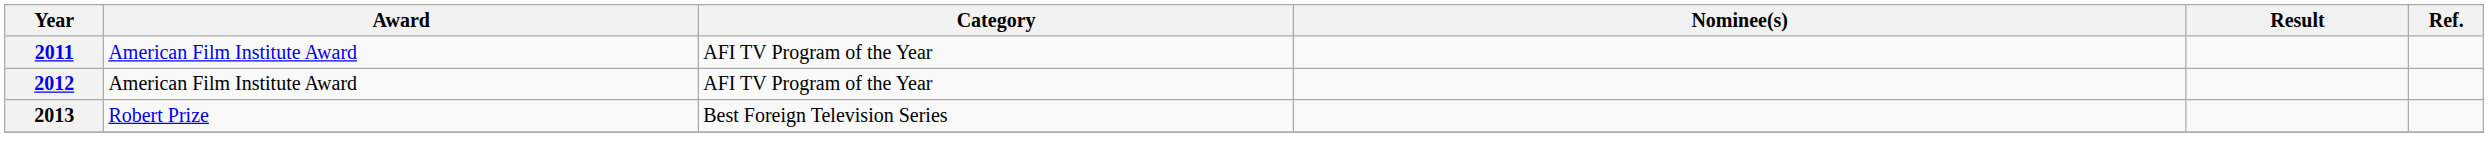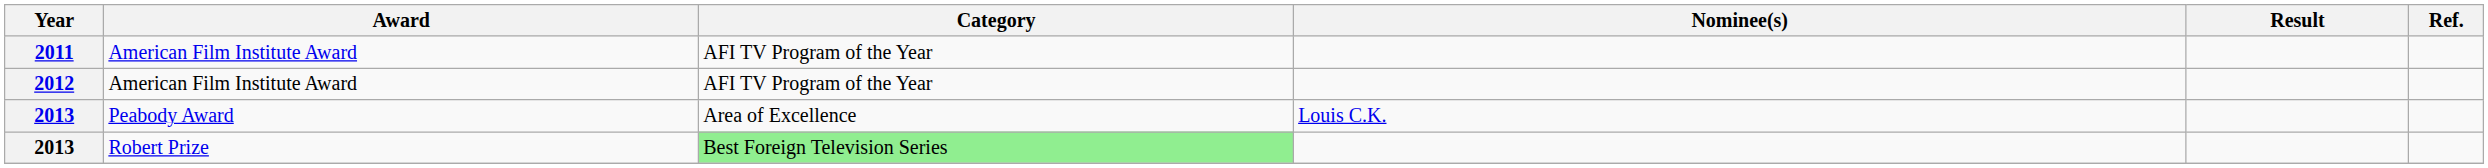+ row: (54, 115)
(825, 115) no background -> (825, 147) lightgreen background
